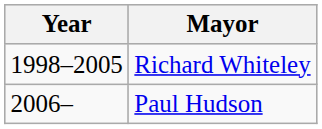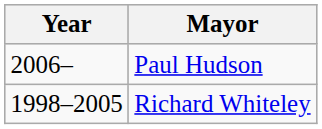rows swapped: (222, 63) <-> (199, 103)
